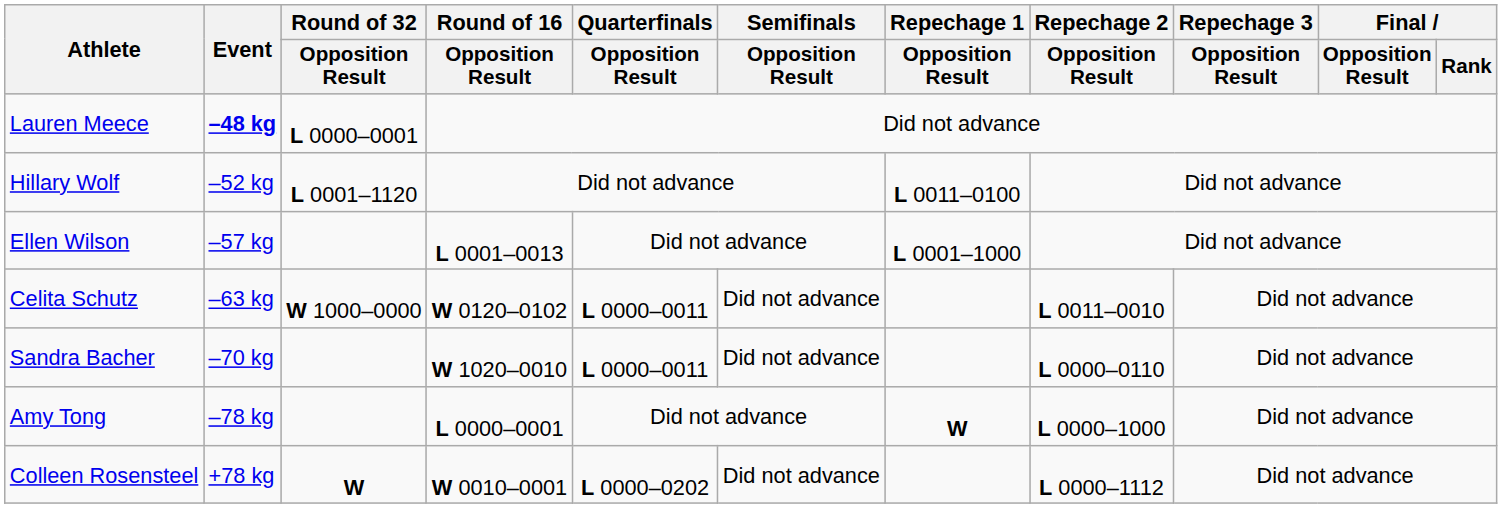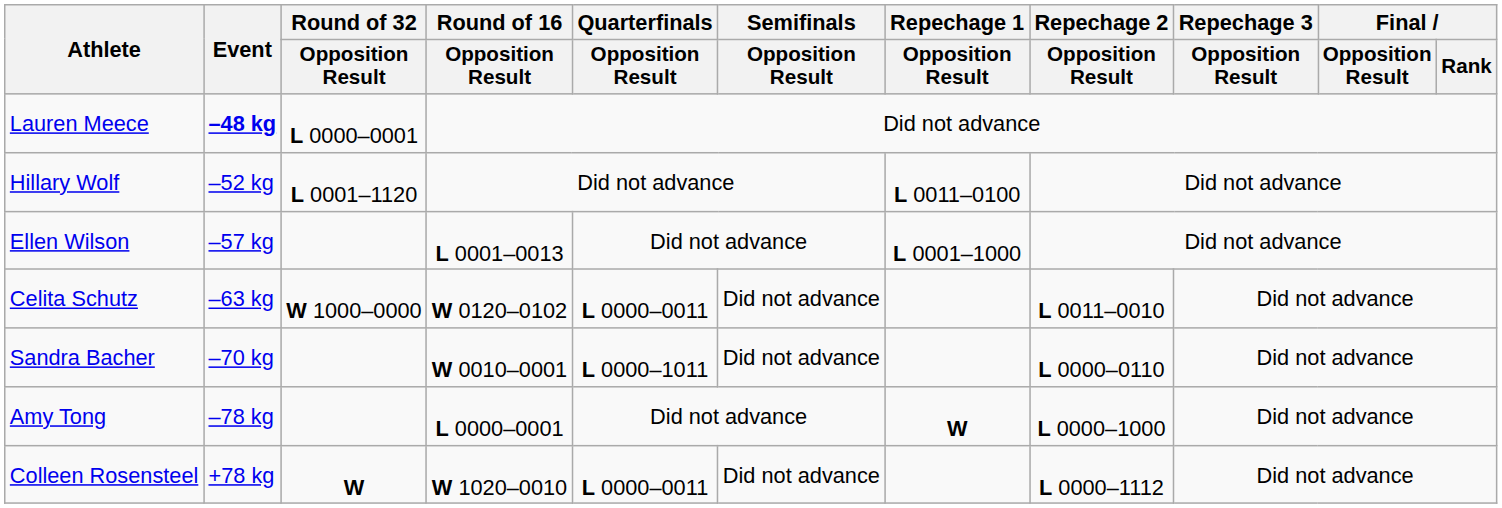(500, 370) W 1020–0010 -> (500, 370) W 0010–0001
(645, 370) L 0000–0011 -> (645, 370) L 0000–1011
(500, 487) W 0010–0001 -> (500, 487) W 1020–0010
(645, 487) L 0000–0202 -> (645, 487) L 0000–0011
